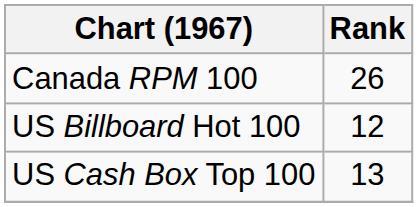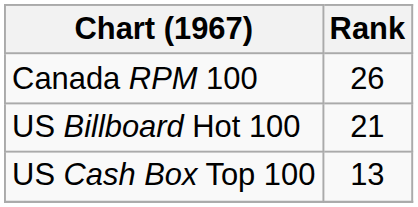(367, 126) 12 -> (367, 126) 21
